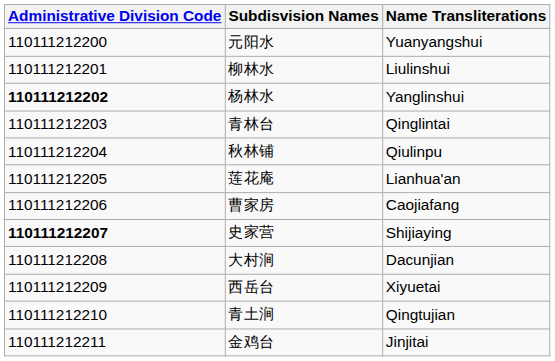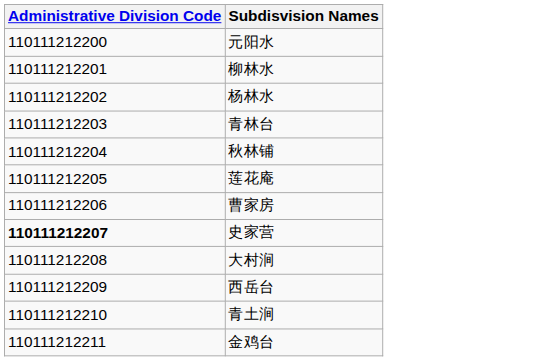- column: (466, 16)
(58, 96) bold -> (58, 96) normal
